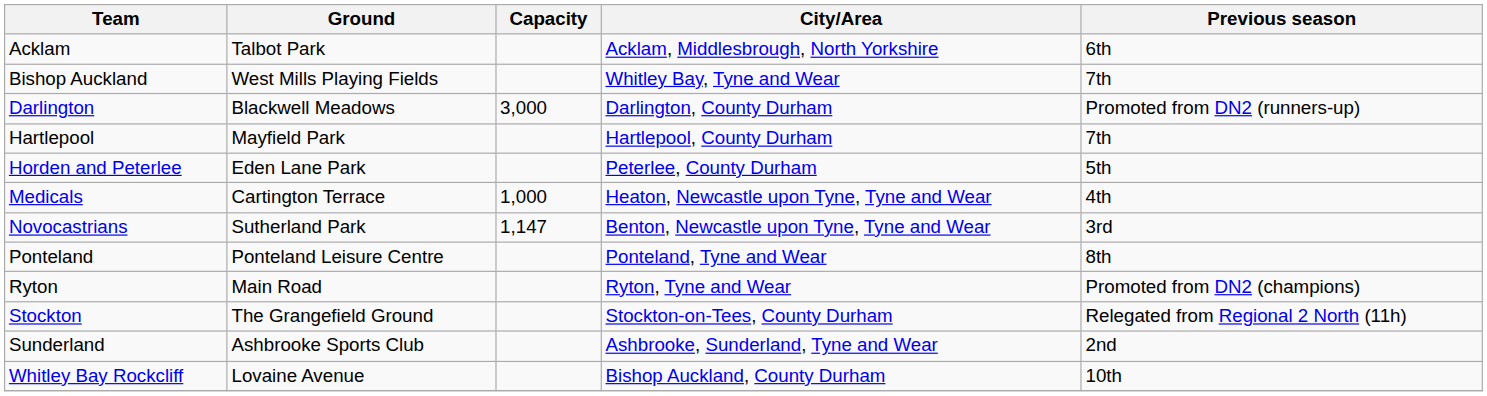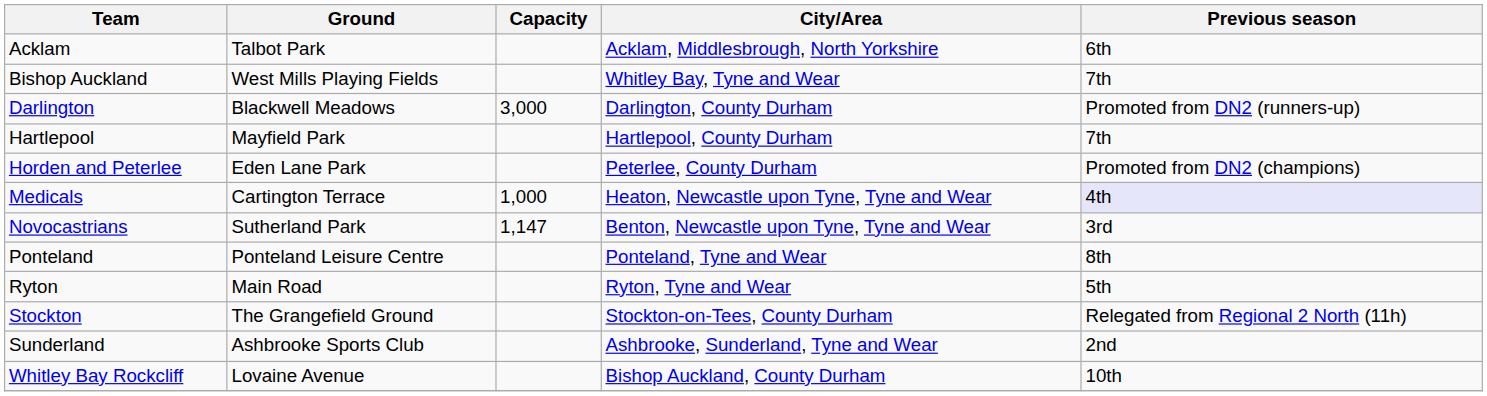(1099, 167) 5th -> (1223, 167) Promoted from DN2 (champions)
(1099, 197) no background -> (1099, 197) lavender background
(1223, 286) Promoted from DN2 (champions) -> (1099, 286) 5th
